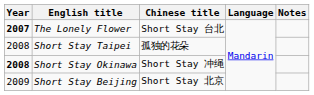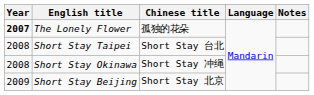(182, 28) Short Stay 台北 -> (165, 28) 孤独的花朵
(165, 46) 孤独的花朵 -> (182, 46) Short Stay 台北
(18, 64) bold -> (18, 64) normal
